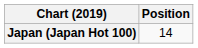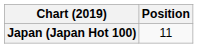(166, 33) 14 -> (166, 33) 11
